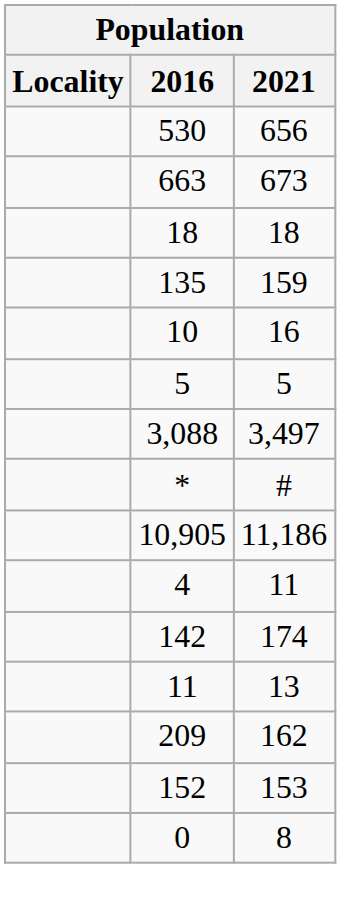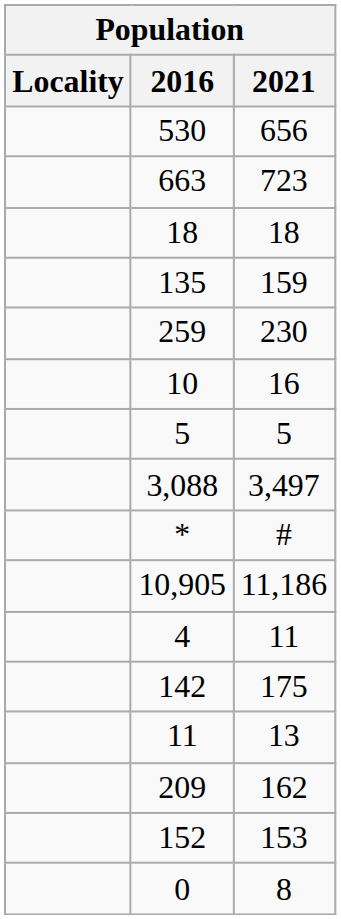(284, 181) 673 -> (284, 181) 723
+ row: (182, 332)
(284, 635) 174 -> (284, 686) 175
